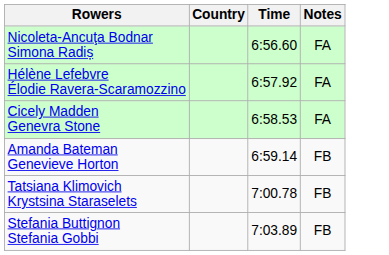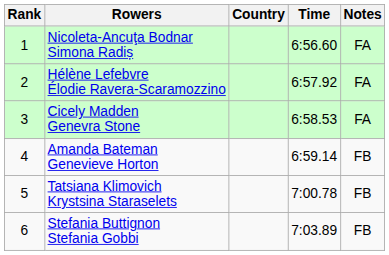+ column: (24, 15)
